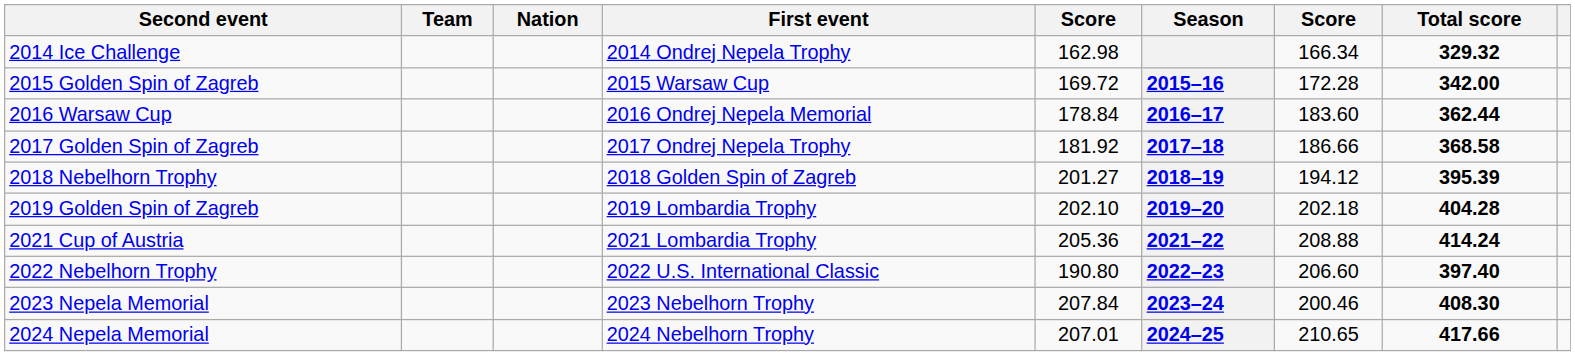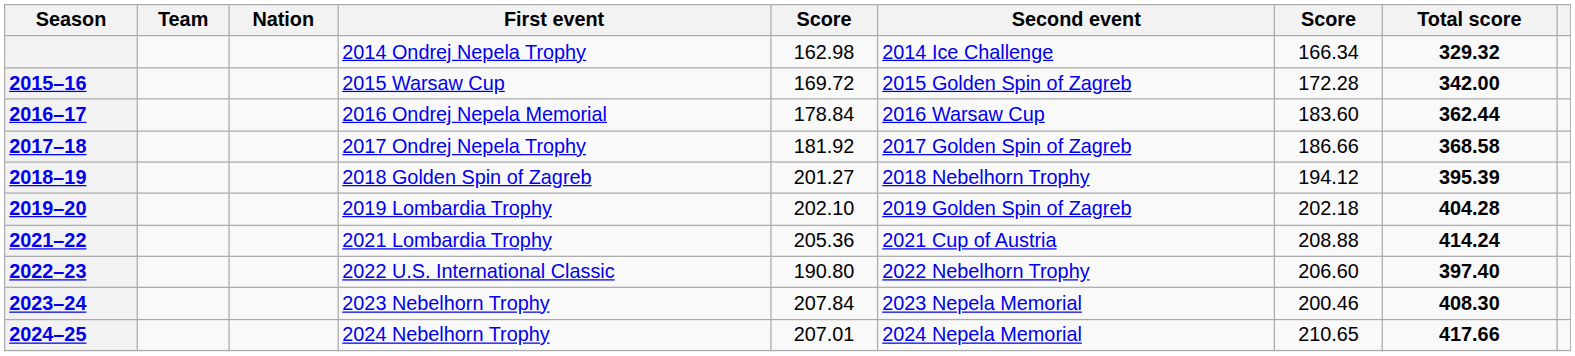columns swapped: (1208, 20) <-> (203, 20)
